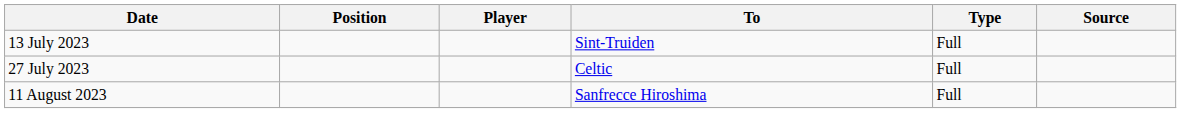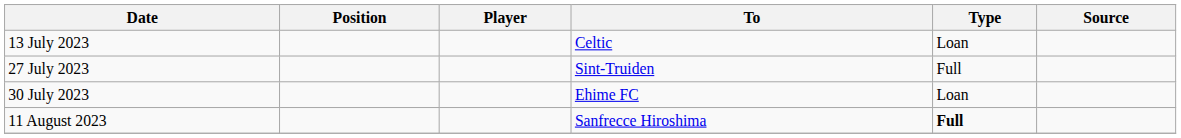(615, 43) Sint-Truiden -> (594, 43) Celtic
(949, 43) Full -> (953, 43) Loan
(594, 69) Celtic -> (615, 69) Sint-Truiden
+ row: (49, 95)
(949, 95) normal -> (950, 120) bold
